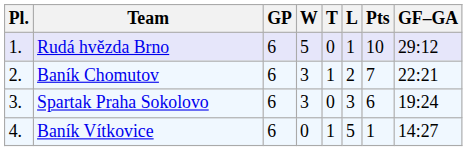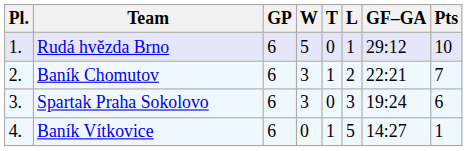columns swapped: (428, 18) <-> (378, 18)
